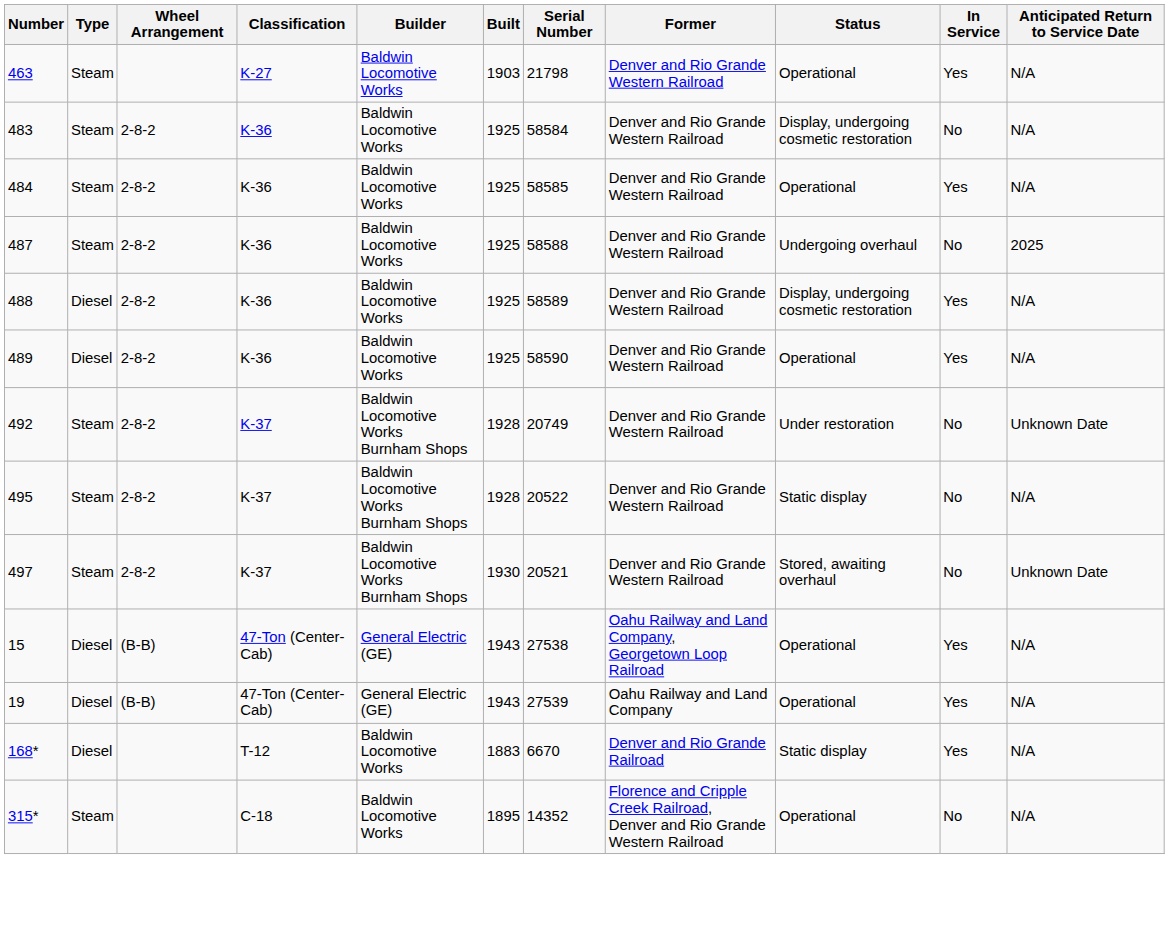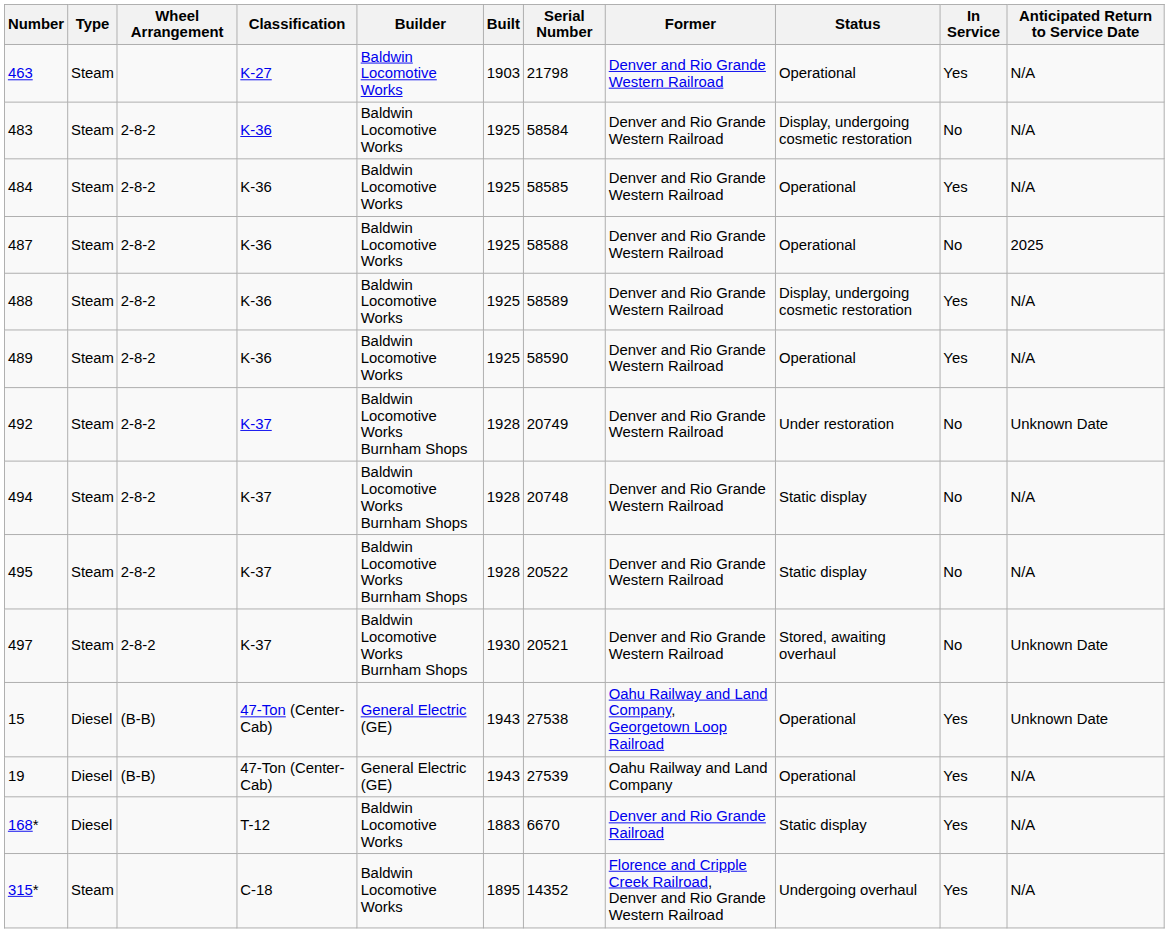(848, 244) Undergoing overhaul -> (817, 244) Operational
(92, 301) Diesel -> (92, 301) Steam
(92, 358) Diesel -> (92, 358) Steam
+ row: (20, 498)
(1023, 645) N/A -> (1059, 719) Unknown Date
(817, 816) Operational -> (848, 890) Undergoing overhaul
(953, 816) No -> (955, 890) Yes
